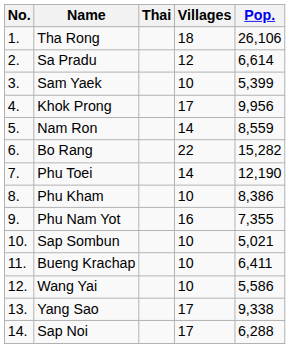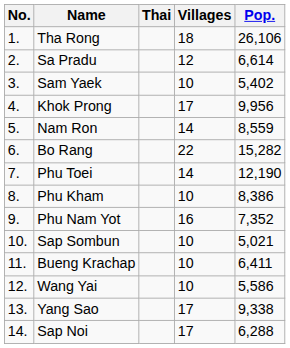(256, 83) 5,399 -> (256, 83) 5,402
(256, 219) 7,355 -> (256, 219) 7,352
